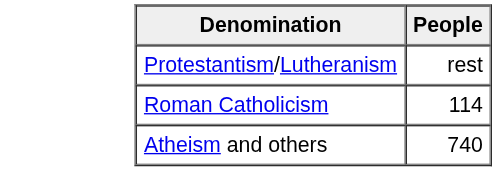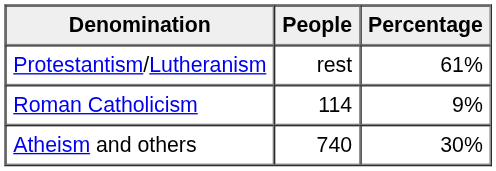+ column: (425, 25)
